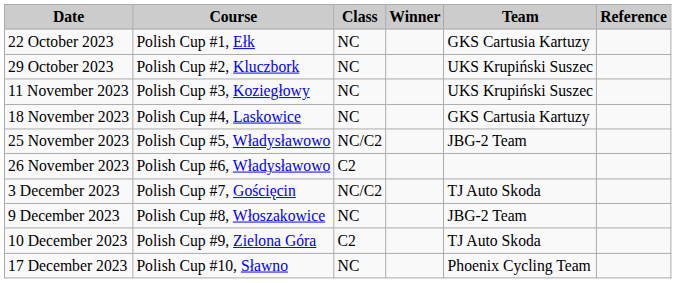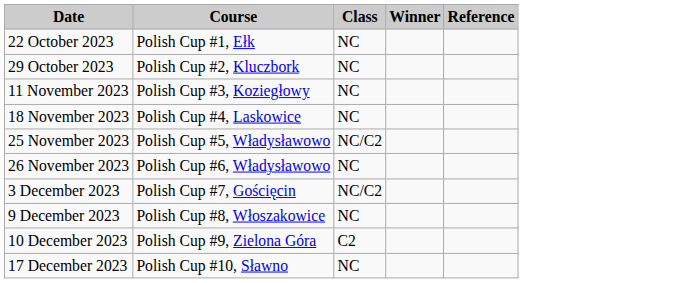- column: (520, 16)
(347, 166) C2 -> (348, 166) NC
